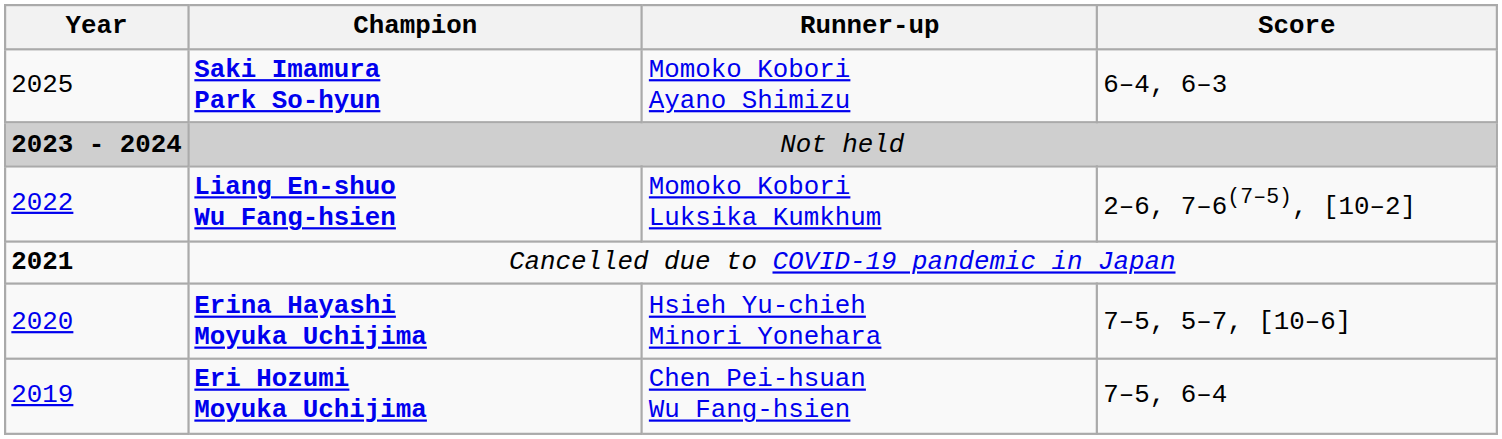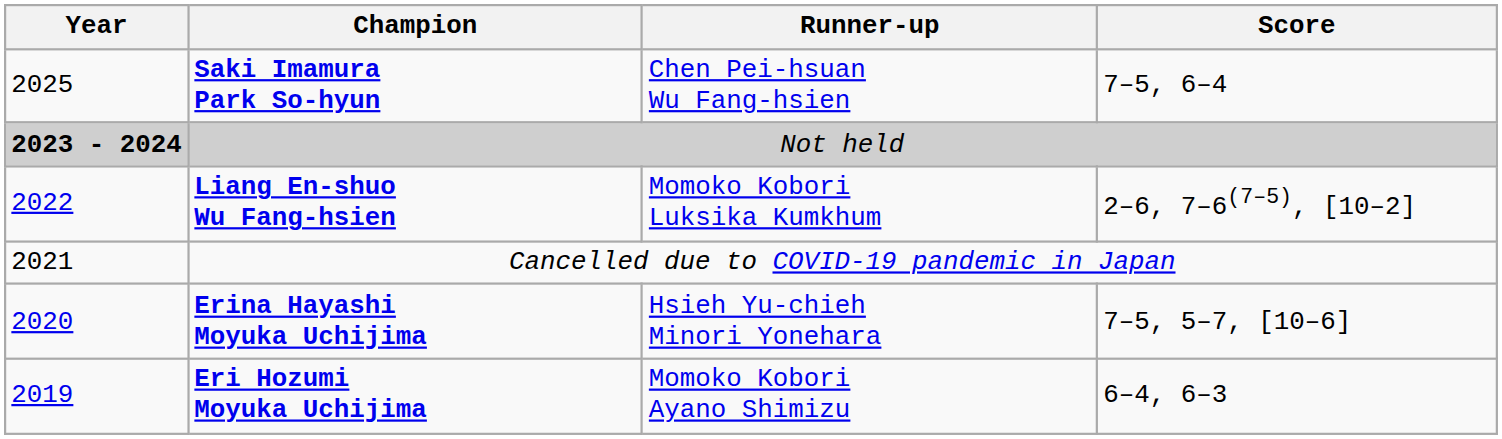(750, 85) Momoko Kobori Ayano Shimizu -> (757, 85) Chen Pei-hsuan Wu Fang-hsien
(1165, 85) 6–4, 6–3 -> (1165, 85) 7–5, 6–4
(42, 262) bold -> (42, 262) normal
(757, 395) Chen Pei-hsuan Wu Fang-hsien -> (750, 395) Momoko Kobori Ayano Shimizu
(1165, 395) 7–5, 6–4 -> (1165, 395) 6–4, 6–3
